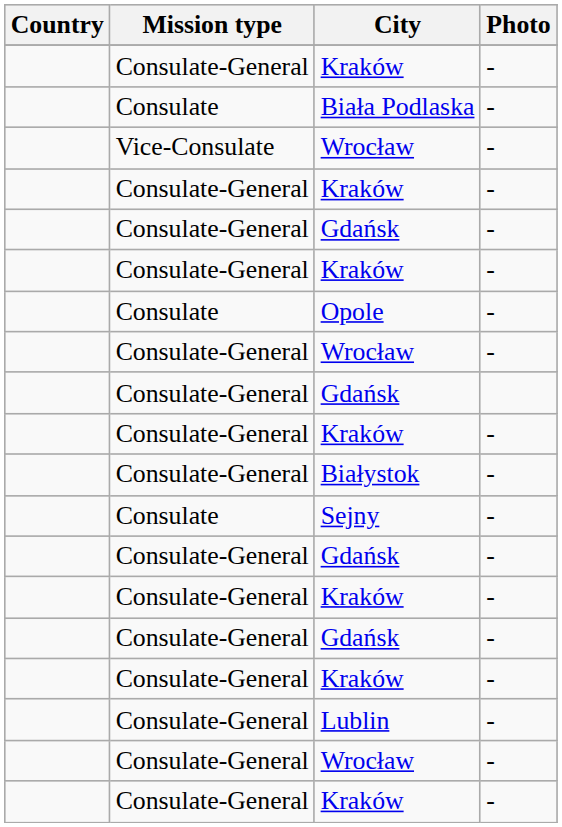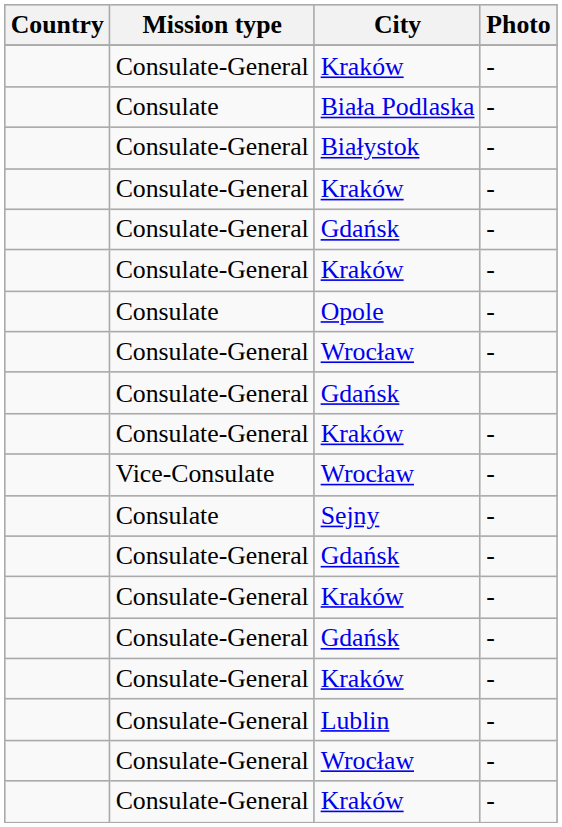rows swapped: (212, 474) <-> (195, 147)
